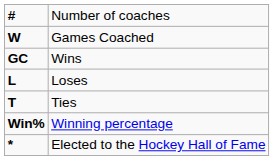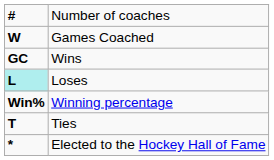(12, 81) no background -> (12, 81) paleturquoise background
rows swapped: (64, 102) <-> (112, 124)
